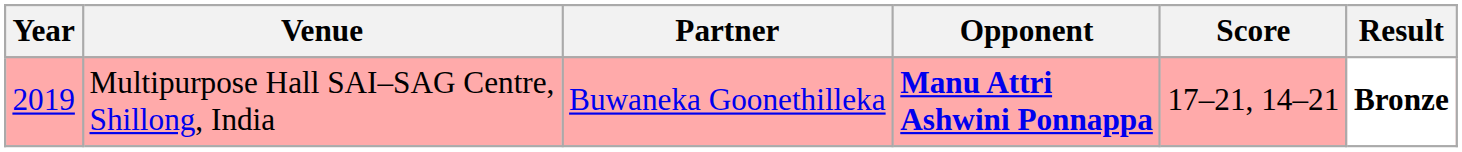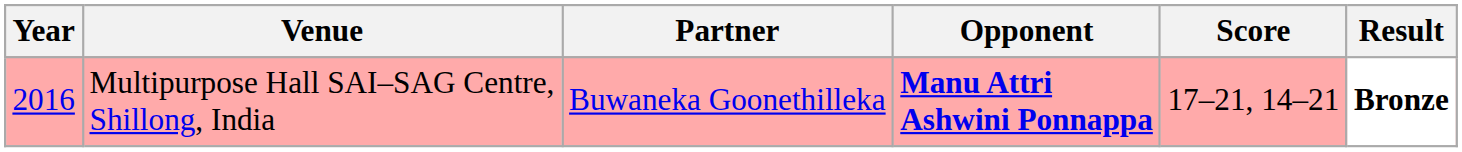(44, 100) 2019 -> (44, 100) 2016
